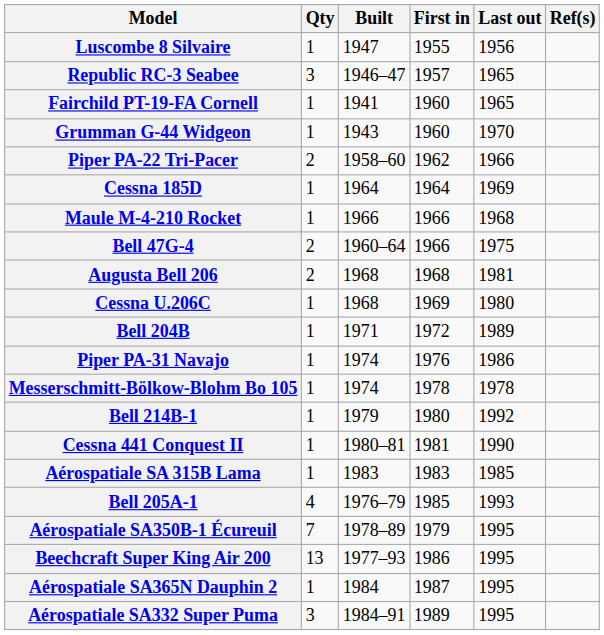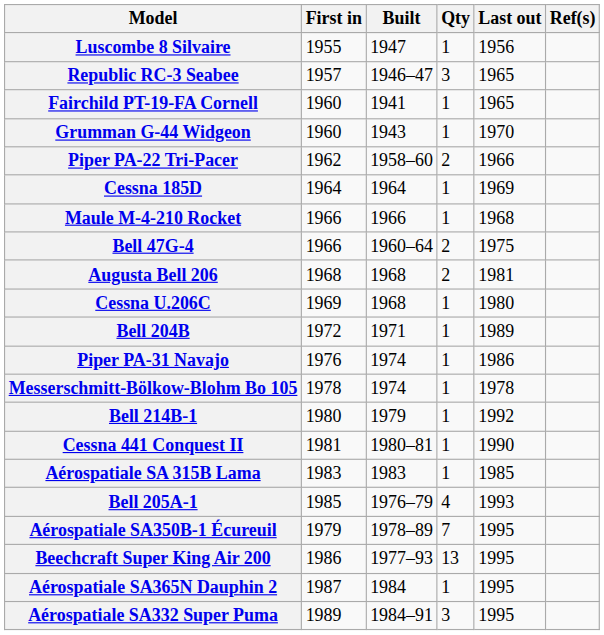columns swapped: (320, 18) <-> (442, 18)
